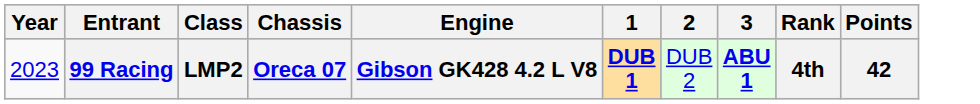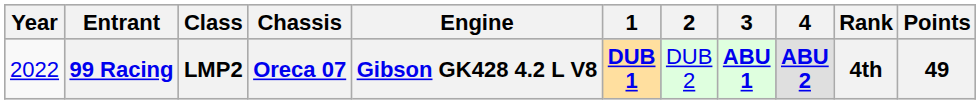+ column: (805, 22)
(35, 69) 2023 -> (35, 69) 2022
(879, 69) 42 -> (937, 69) 49
